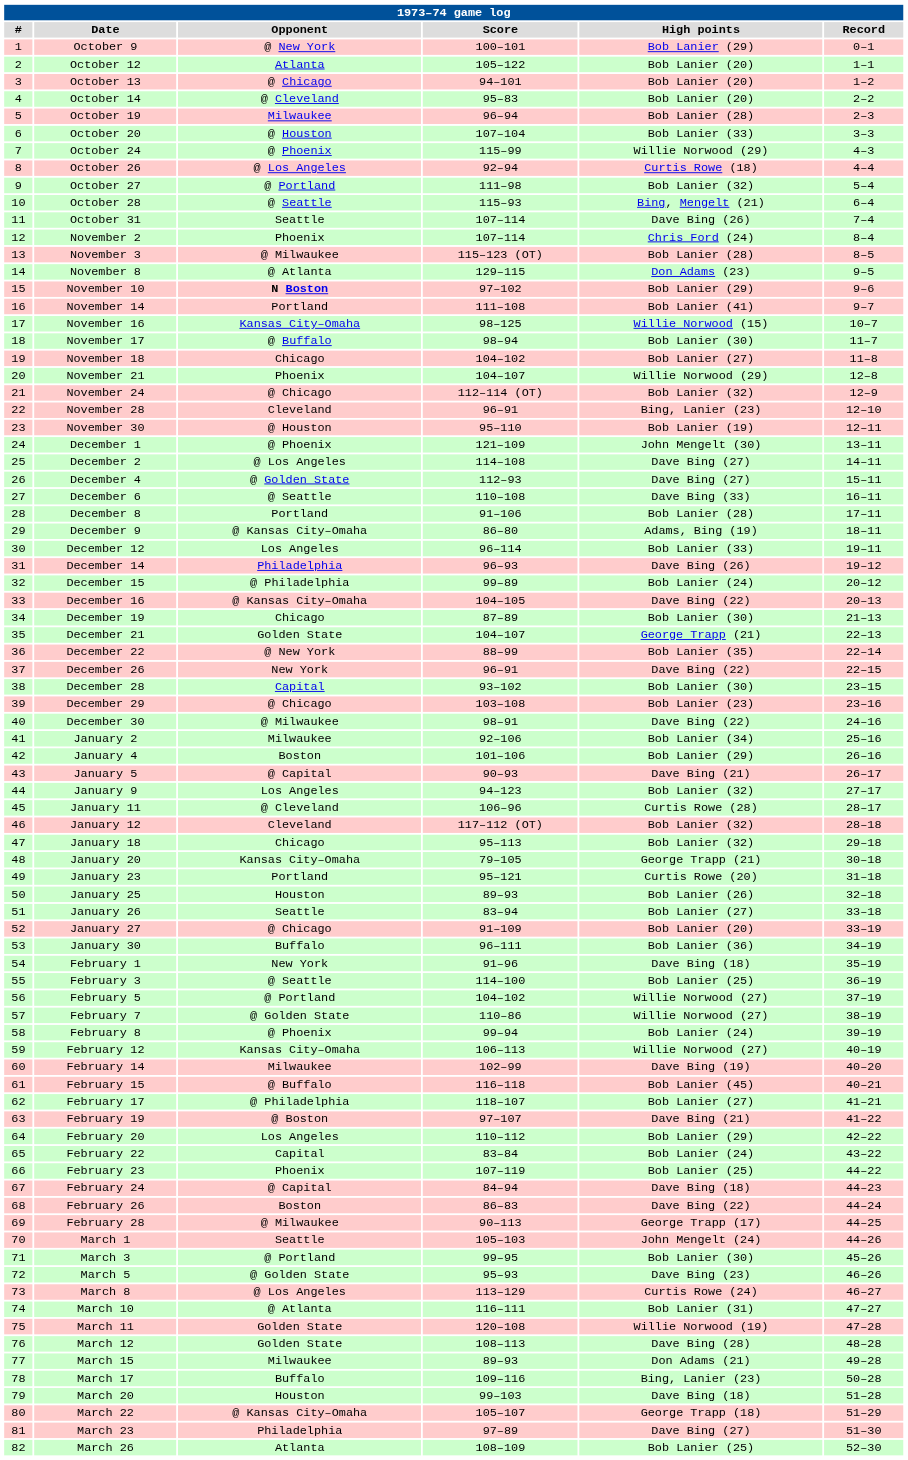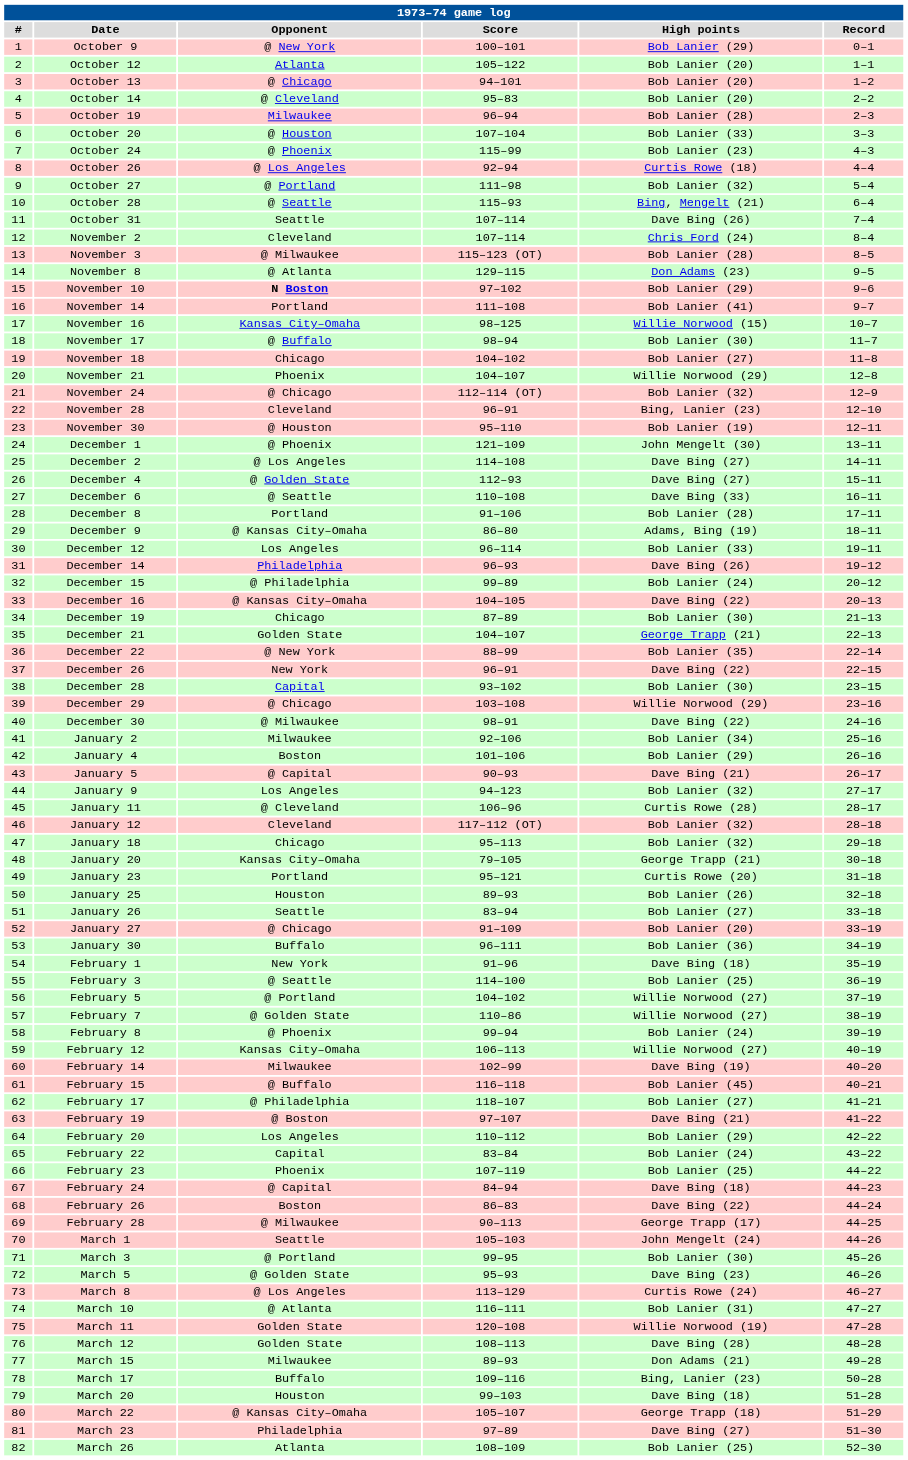(701, 150) Willie Norwood (29) -> (701, 150) Bob Lanier (23)
(300, 237) Phoenix -> (300, 237) Cleveland
(701, 704) Bob Lanier (23) -> (701, 704) Willie Norwood (29)
